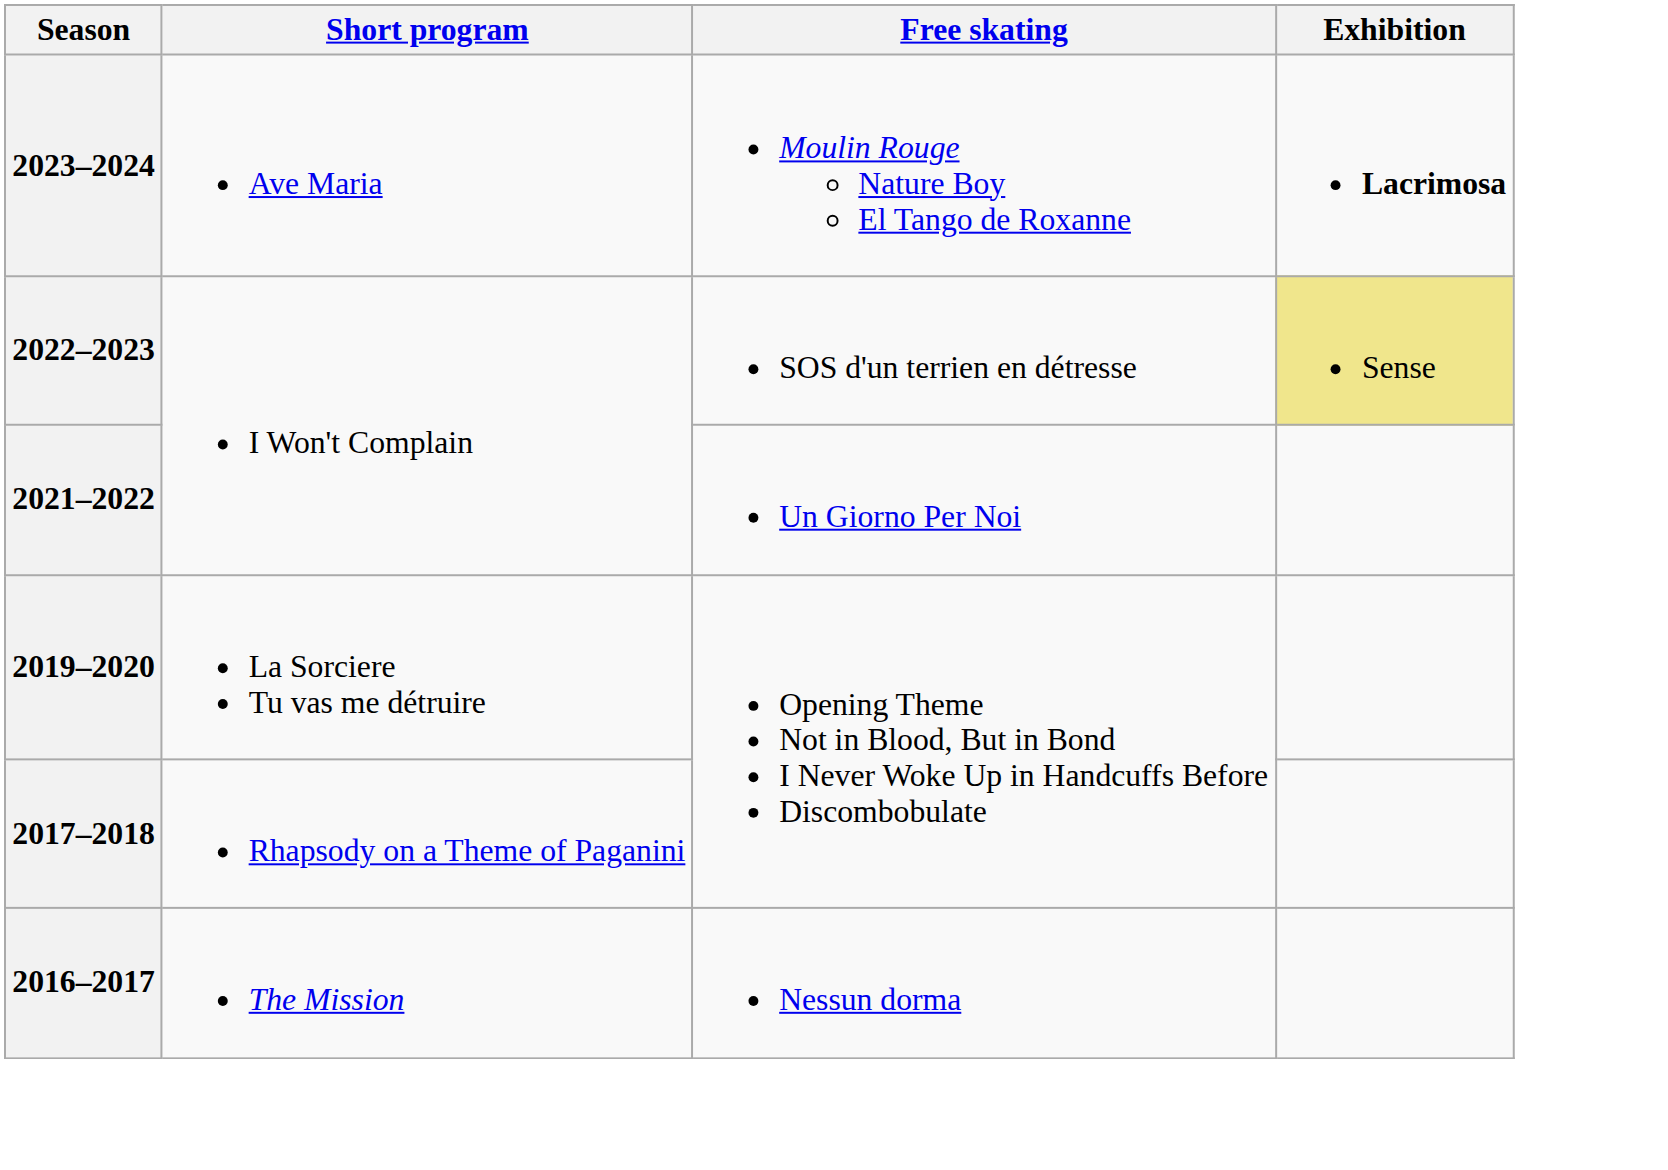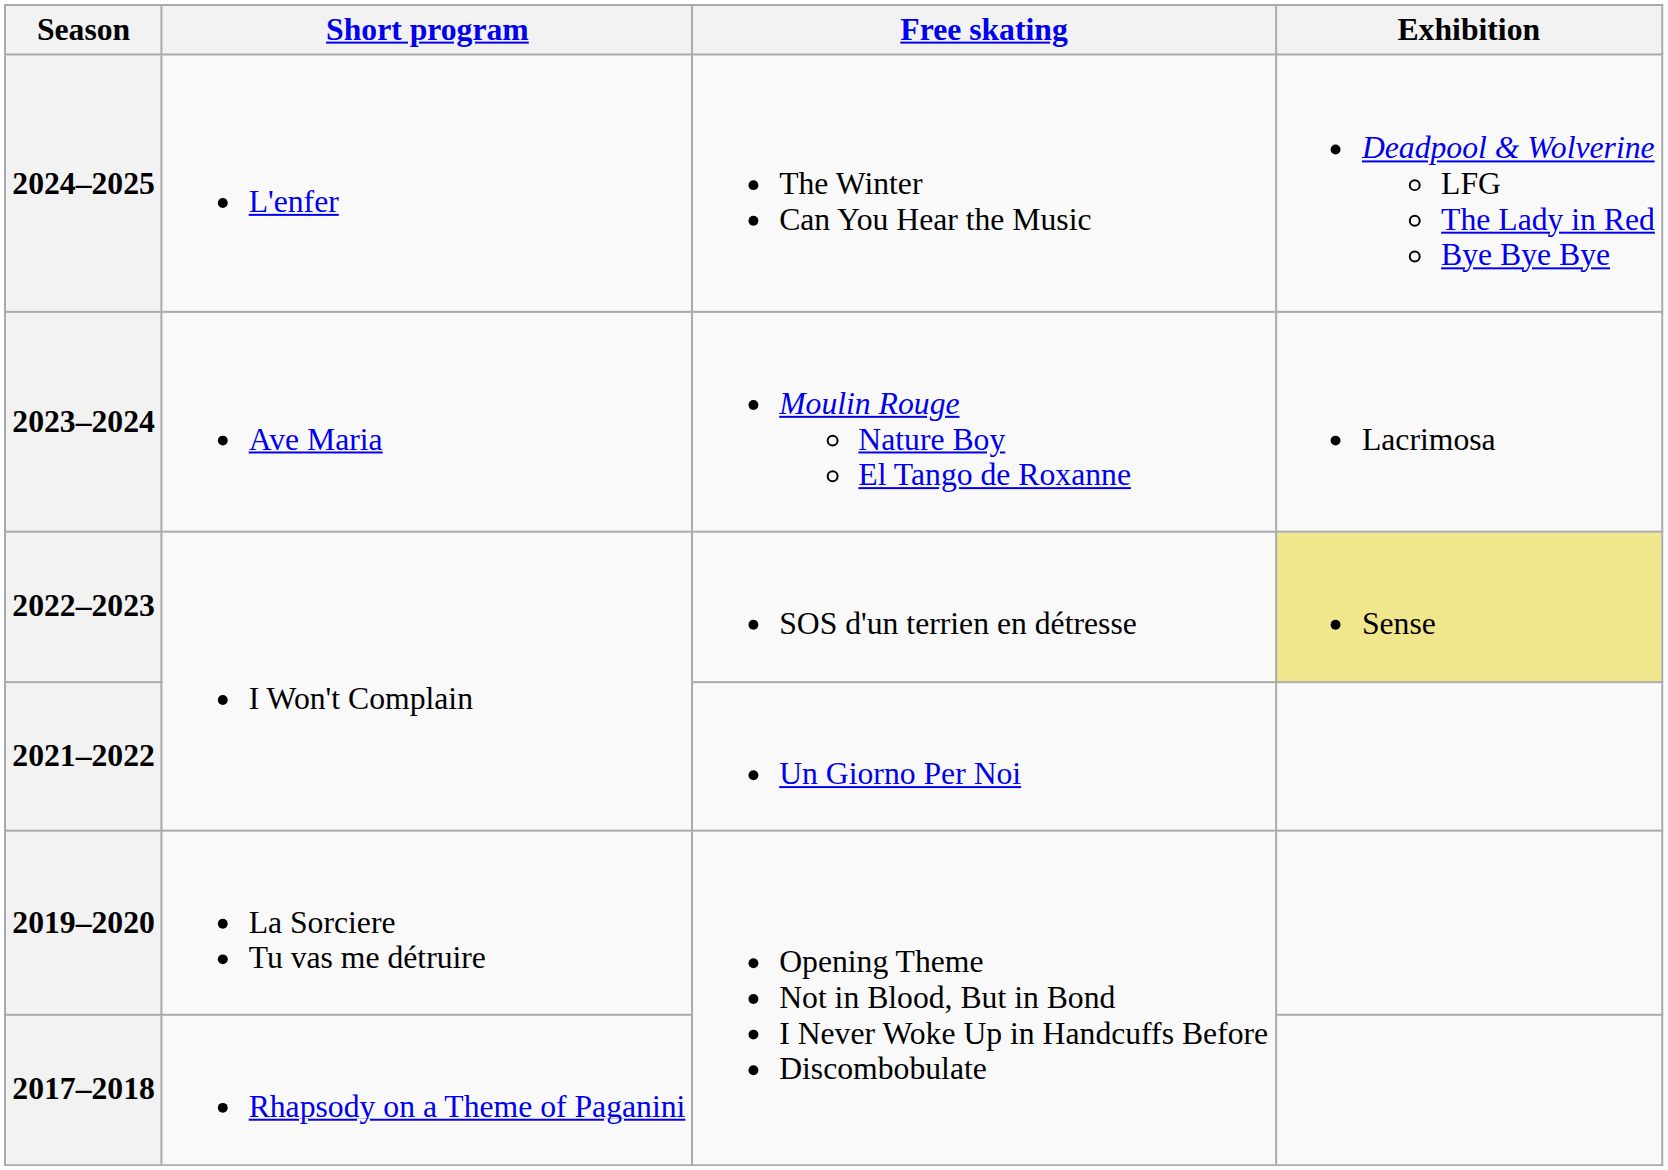+ row: (84, 182)
(1394, 183) bold -> (1469, 439) normal
- row: (84, 982)
